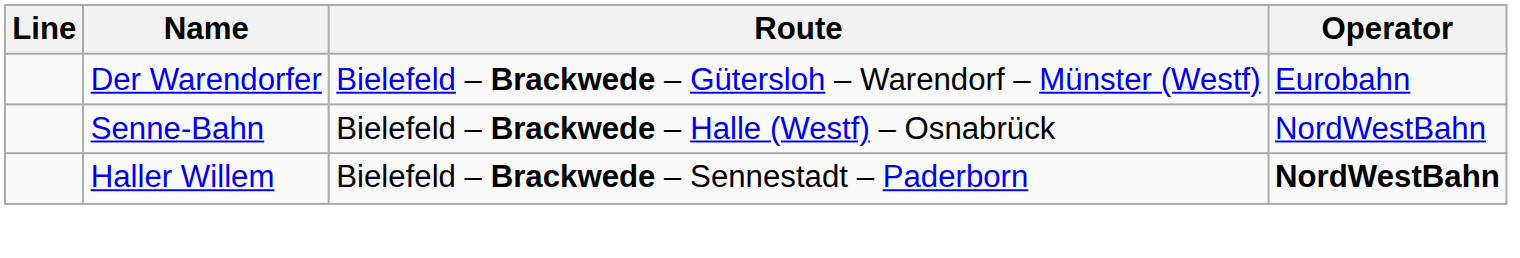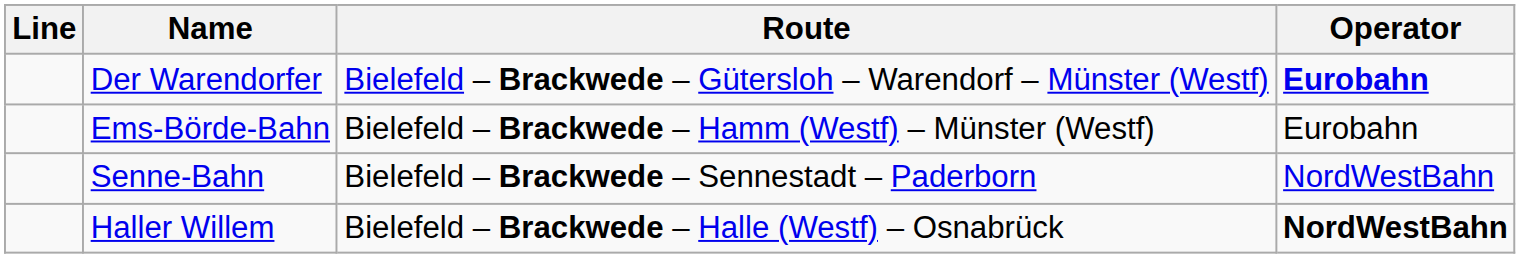(1343, 78) normal -> (1356, 78) bold
+ row: (210, 128)
(696, 128) Bielefeld – Brackwede – Halle (Westf) – Osnabrück -> (690, 177) Bielefeld – Brackwede – Sennestadt – Paderborn
(682, 177) Bielefeld – Brackwede – Sennestadt – Paderborn -> (704, 227) Bielefeld – Brackwede – Halle (Westf) – Osnabrück
